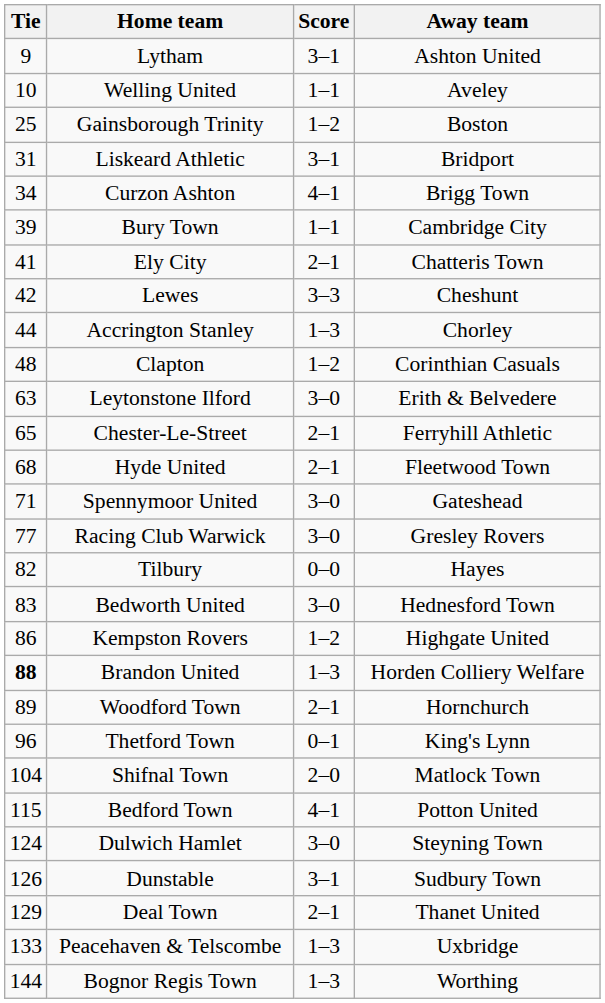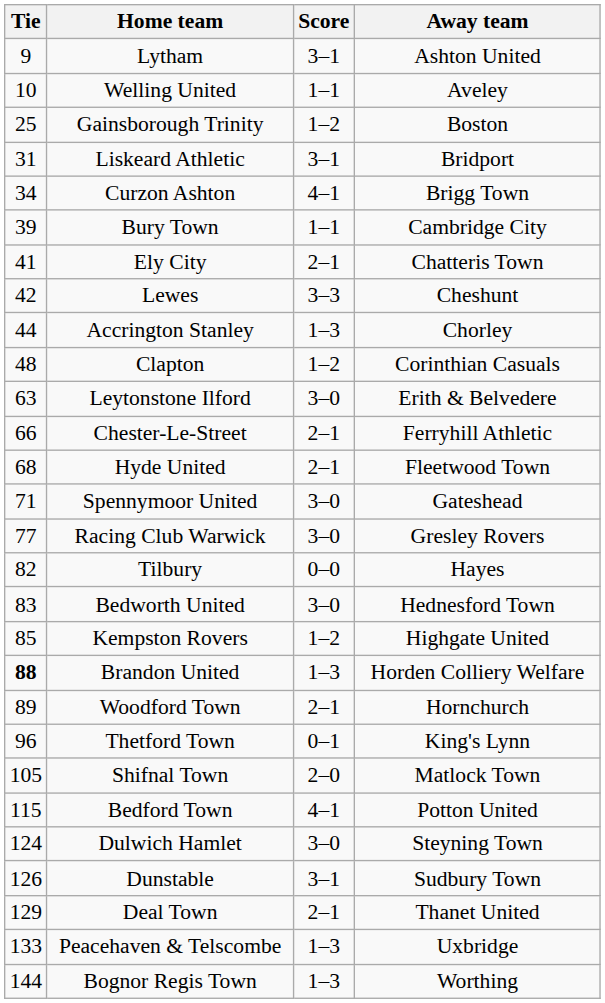(26, 432) 65 -> (26, 432) 66
(26, 638) 86 -> (26, 638) 85
(26, 775) 104 -> (26, 775) 105
